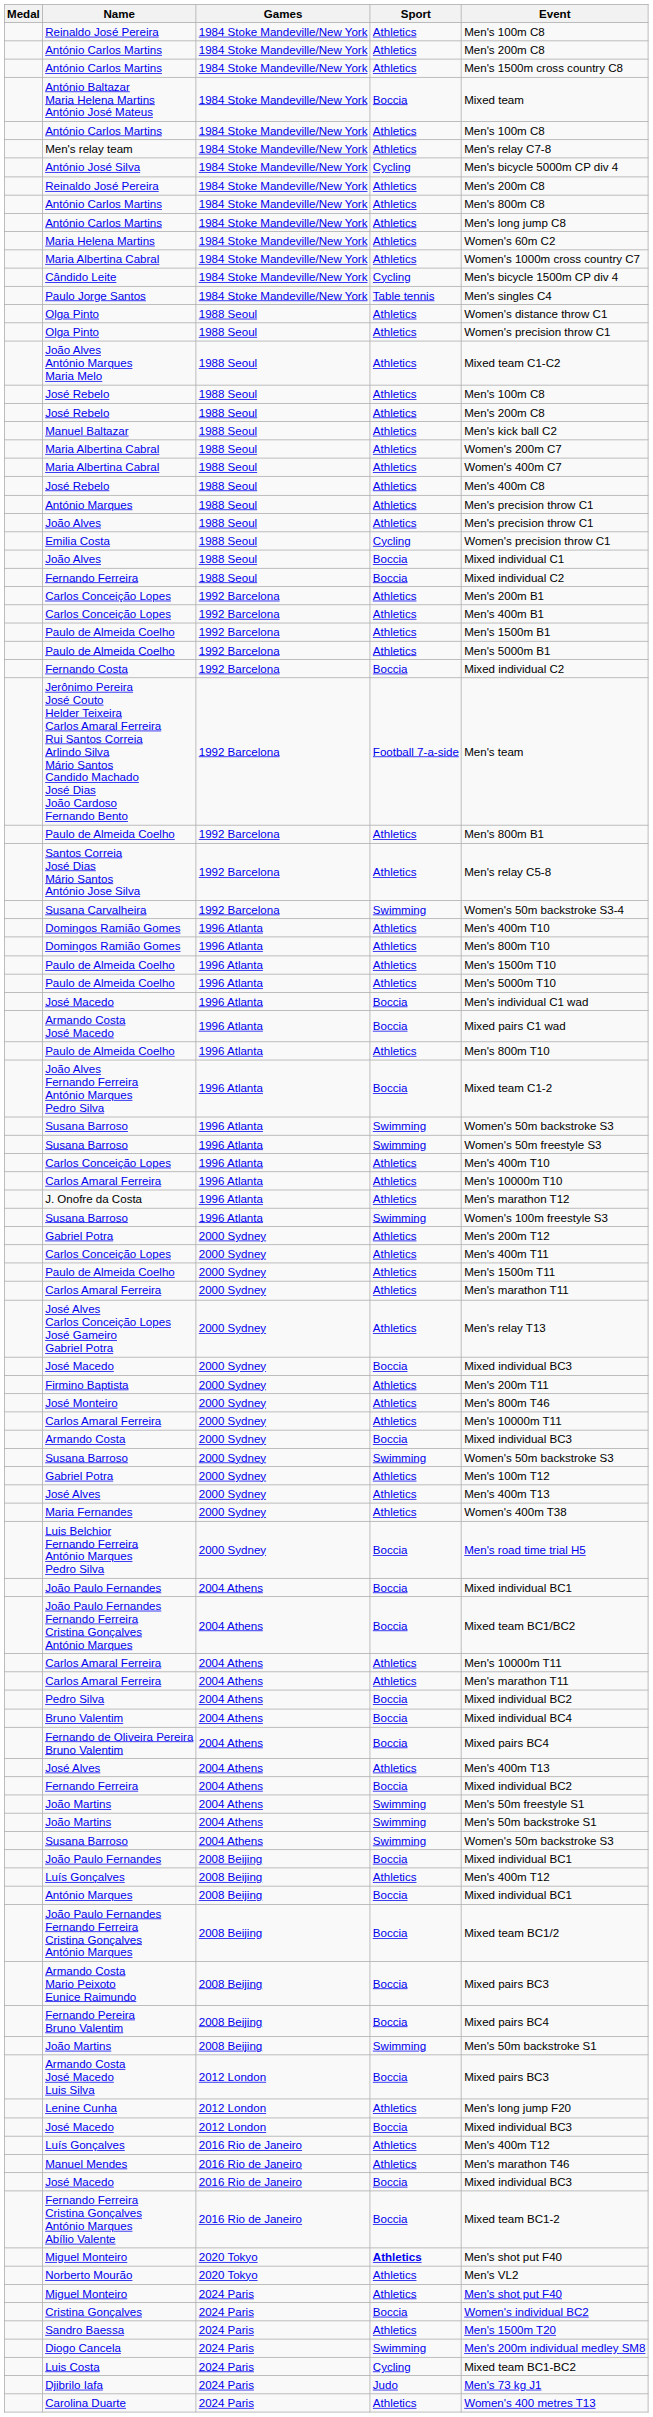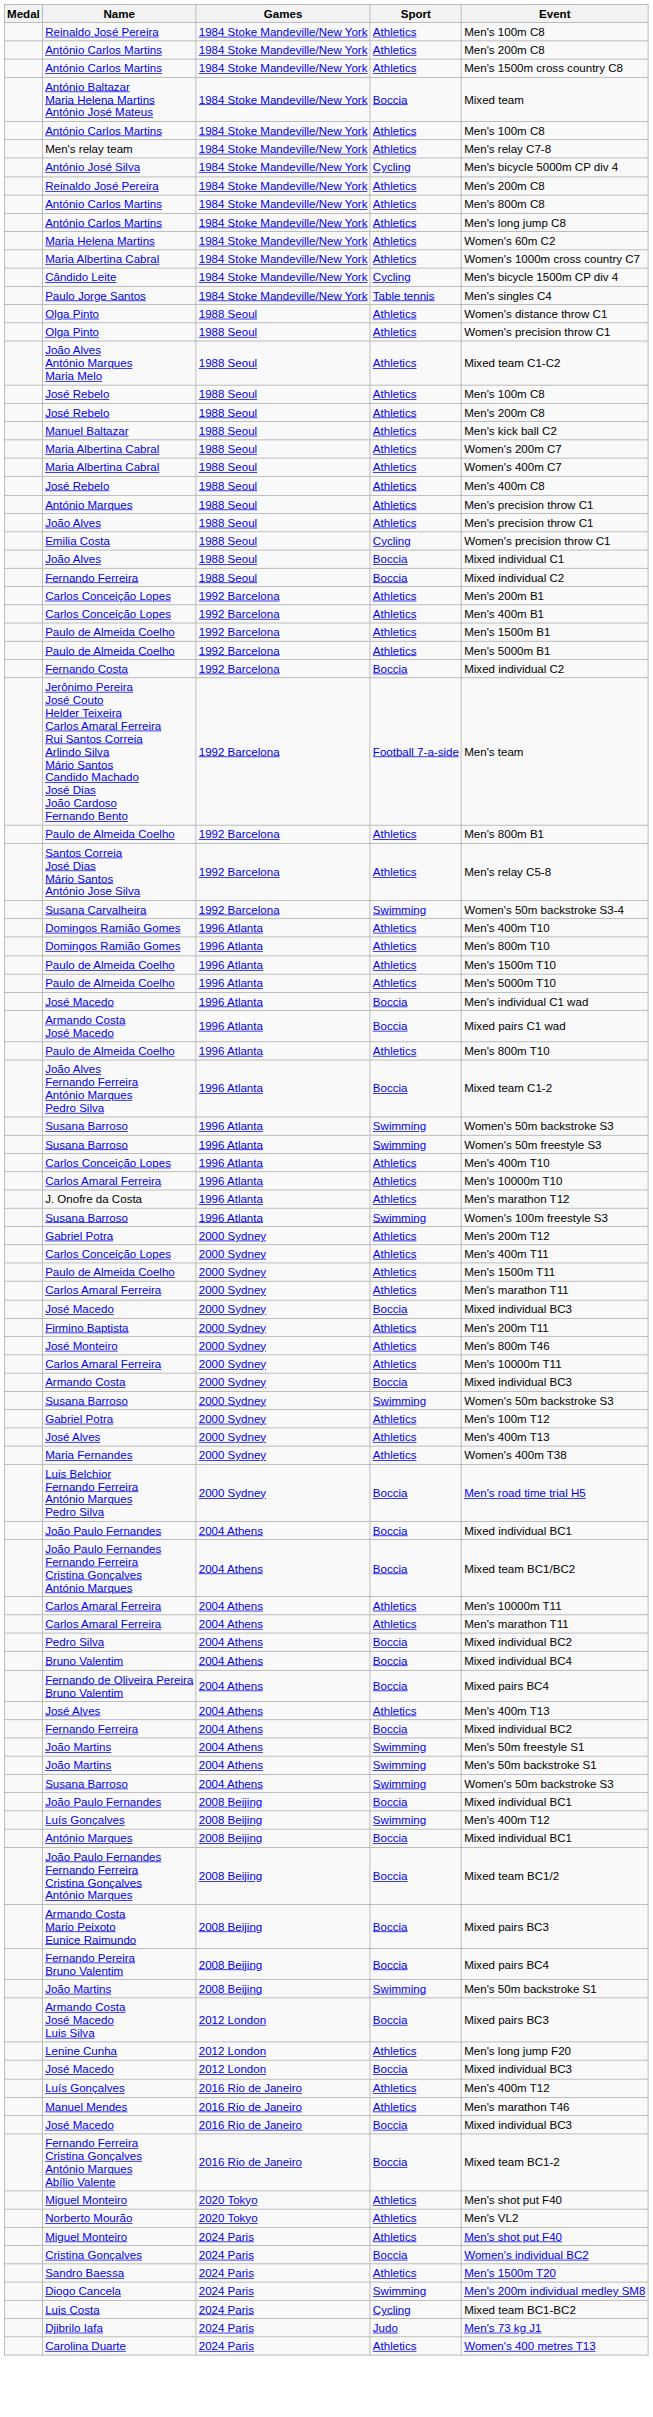- row: (108, 1329)
(395, 1877) Athletics -> (399, 1820) Swimming
(397, 2257) bold -> (395, 2200) normal
